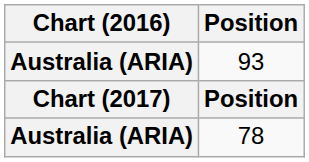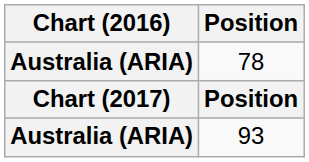rows swapped: (251, 61) <-> (251, 136)
